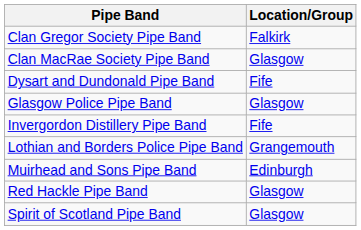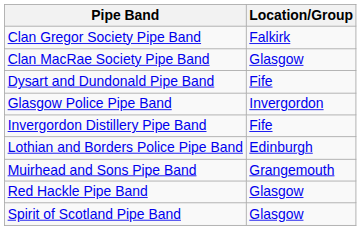(276, 103) Glasgow -> (286, 103) Invergordon
(292, 147) Grangemouth -> (281, 147) Edinburgh
(281, 170) Edinburgh -> (292, 170) Grangemouth
